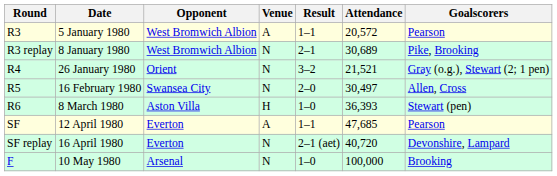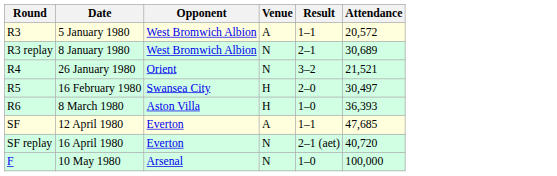- column: (479, 13)
(266, 87) N -> (266, 87) H
